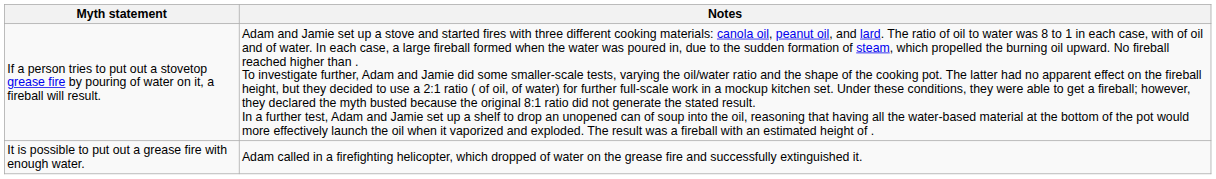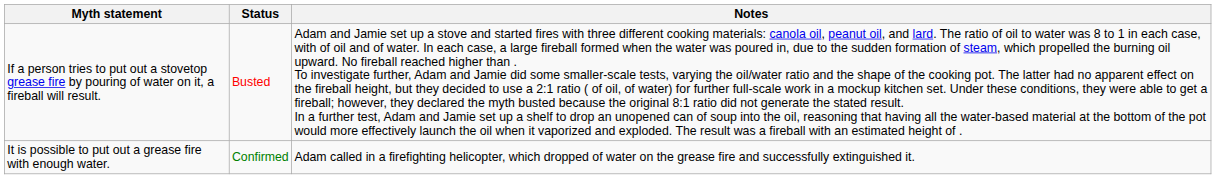+ column: (260, 14)
